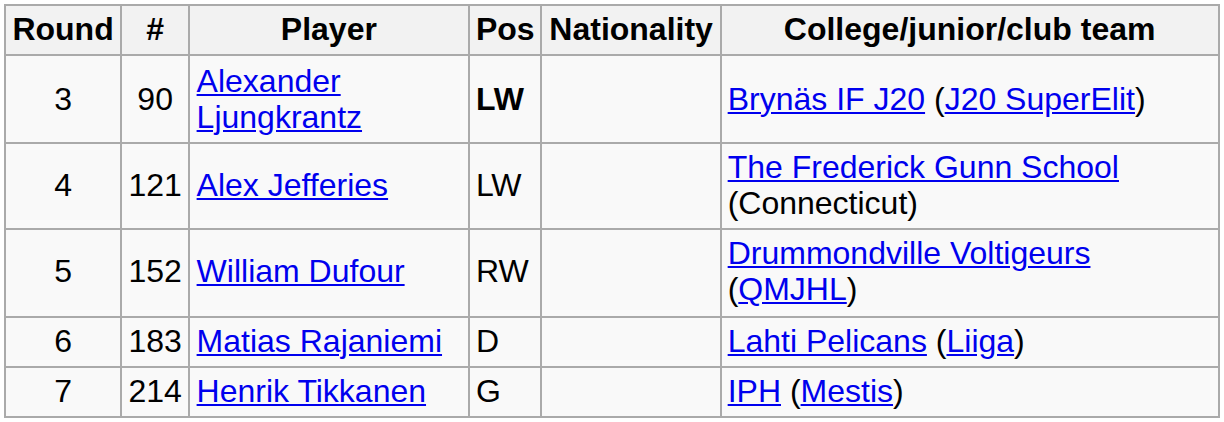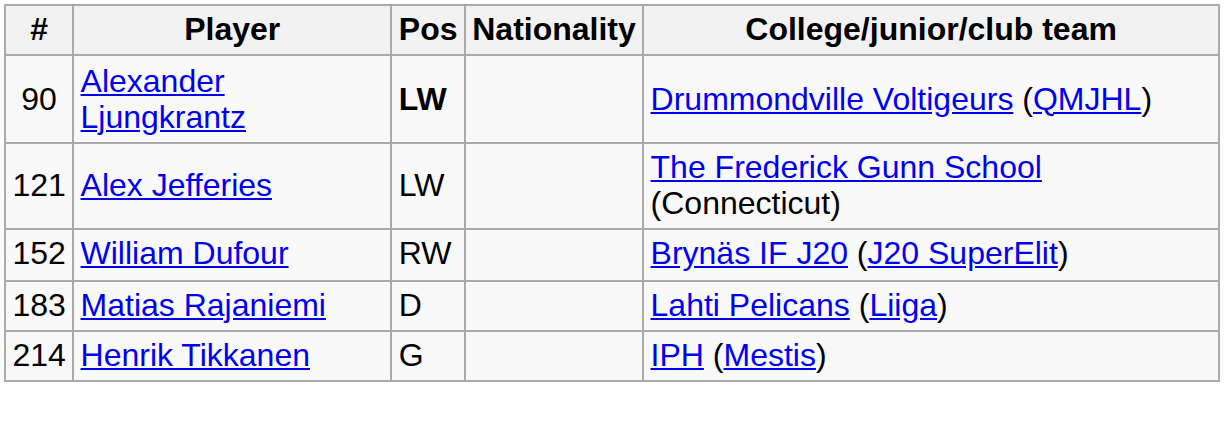- column: (63, 29)
(937, 98) Brynäs IF J20 (J20 SuperElit) -> (901, 98) Drummondville Voltigeurs (QMJHL)
(909, 272) Drummondville Voltigeurs (QMJHL) -> (860, 254) Brynäs IF J20 (J20 SuperElit)
